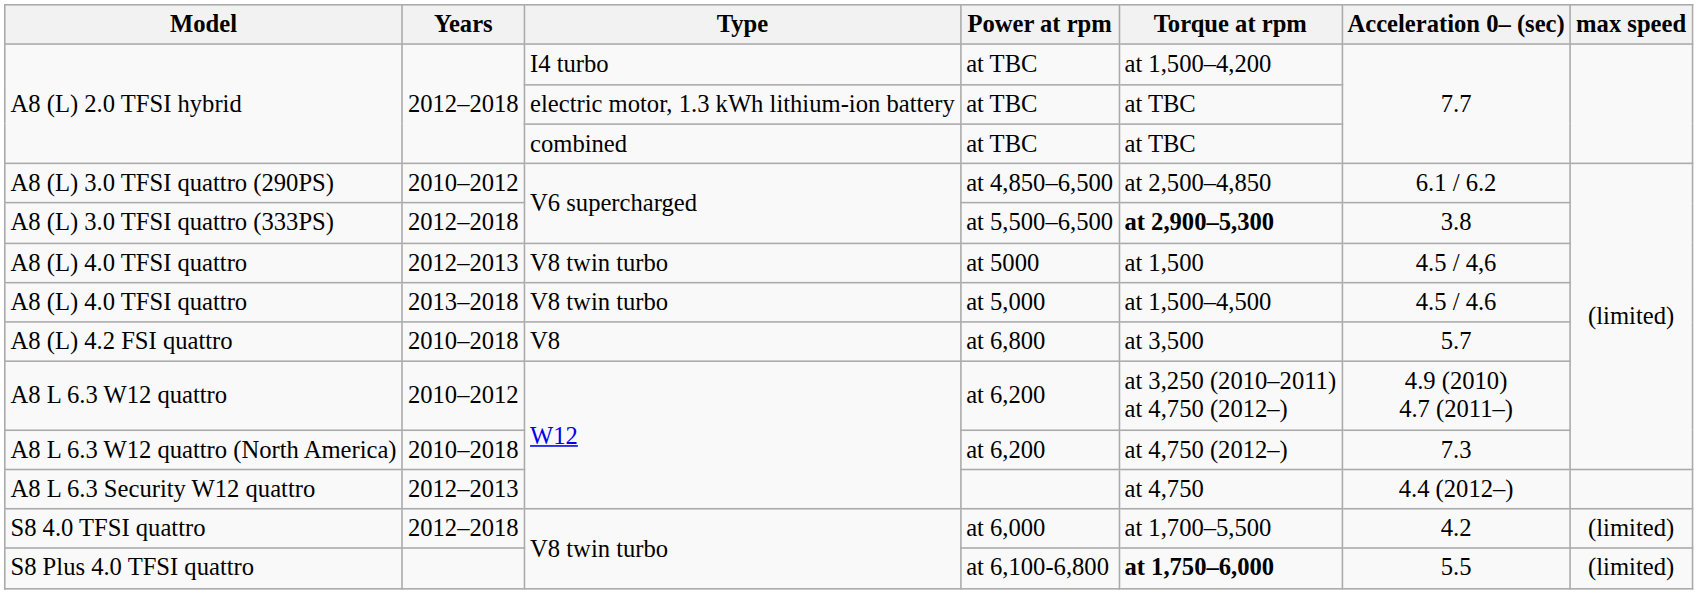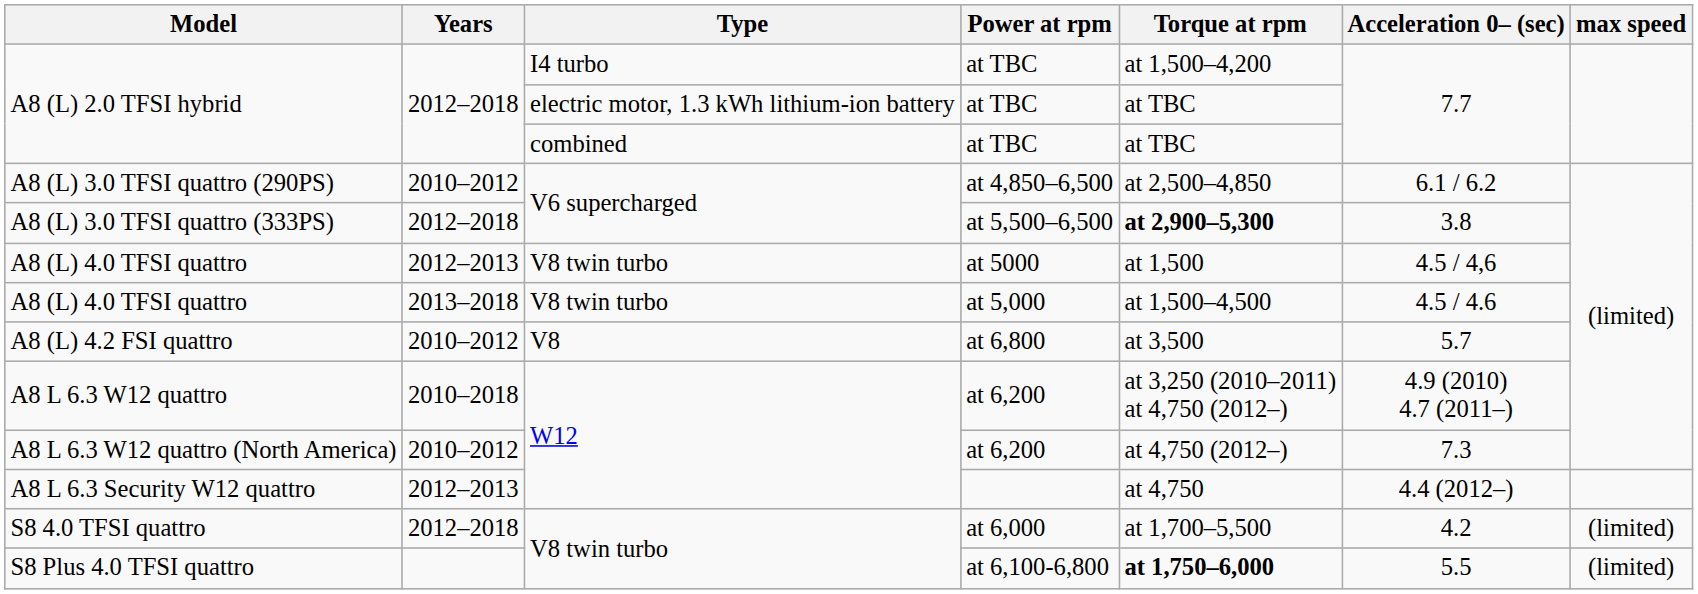(463, 341) 2010–2018 -> (463, 341) 2010–2012
(463, 394) 2010–2012 -> (463, 394) 2010–2018
(463, 448) 2010–2018 -> (463, 448) 2010–2012
